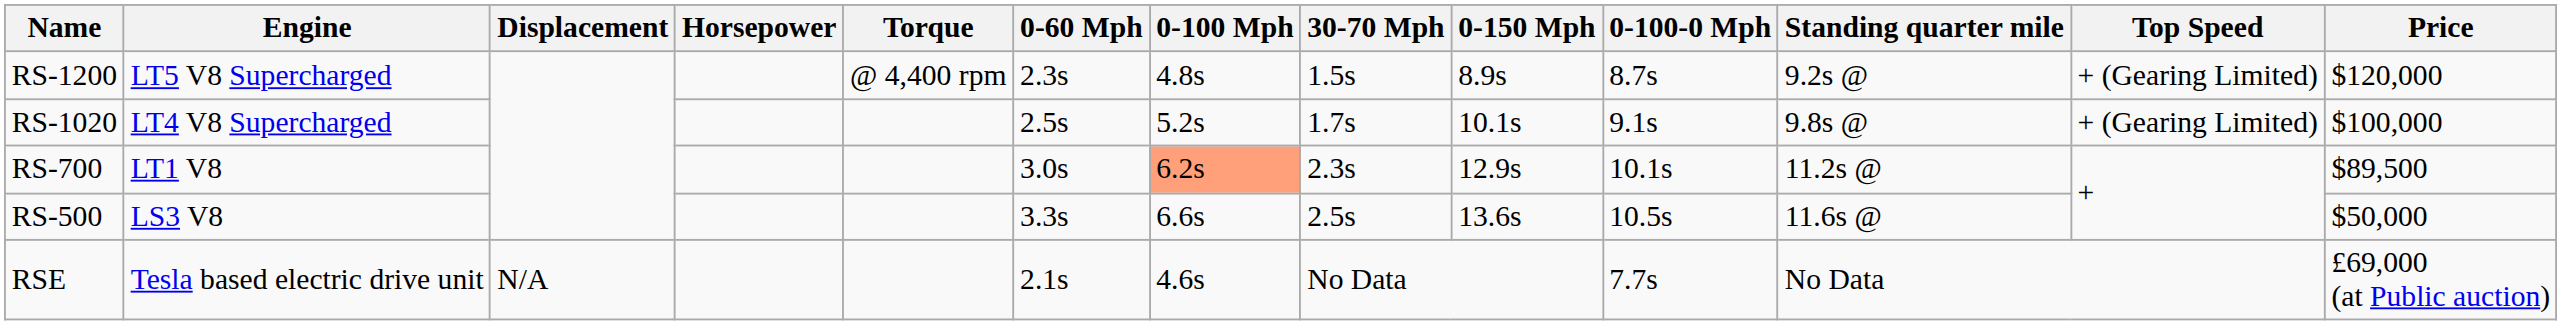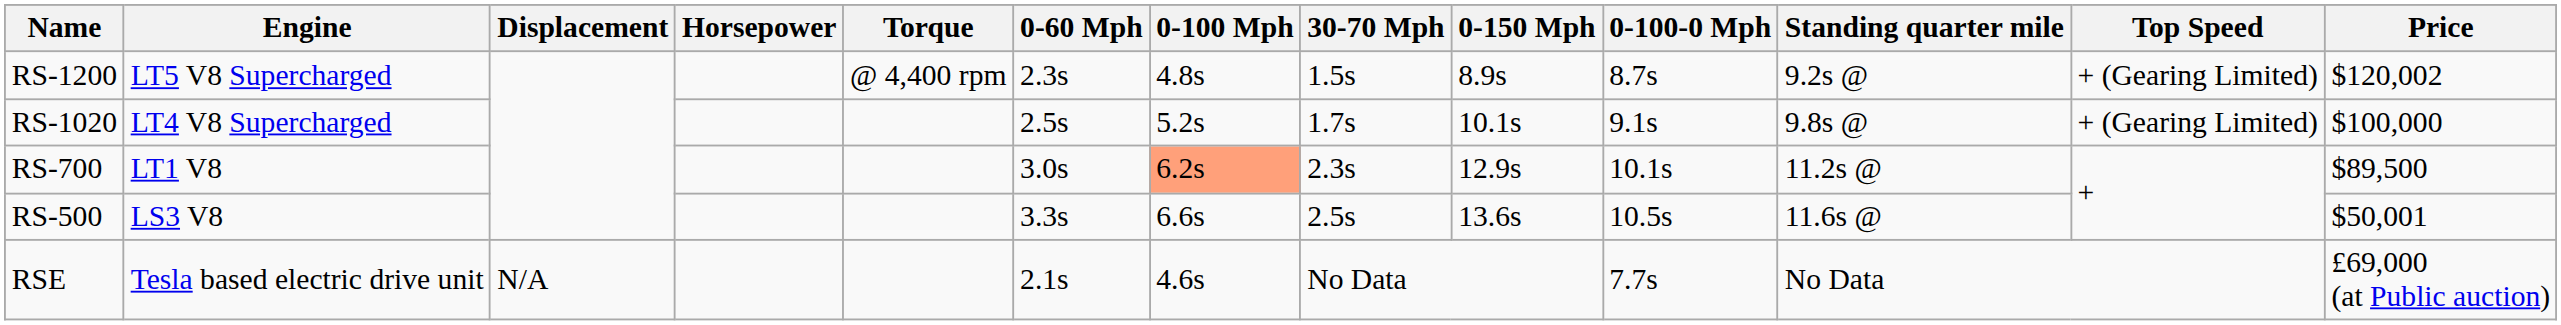(2387, 74) $120,000 -> (2387, 74) $120,002
(2380, 215) $50,000 -> (2380, 215) $50,001
